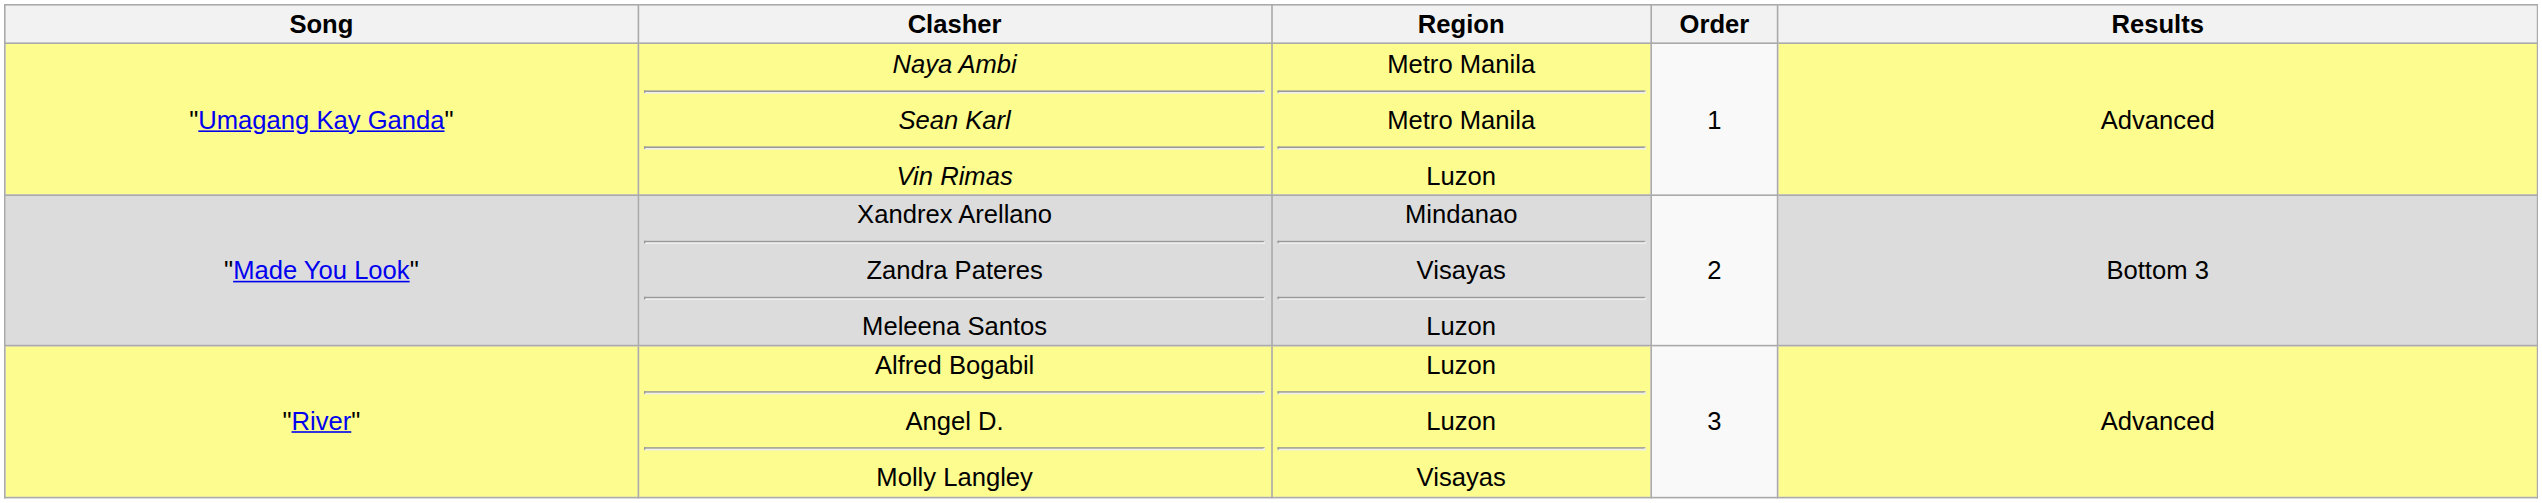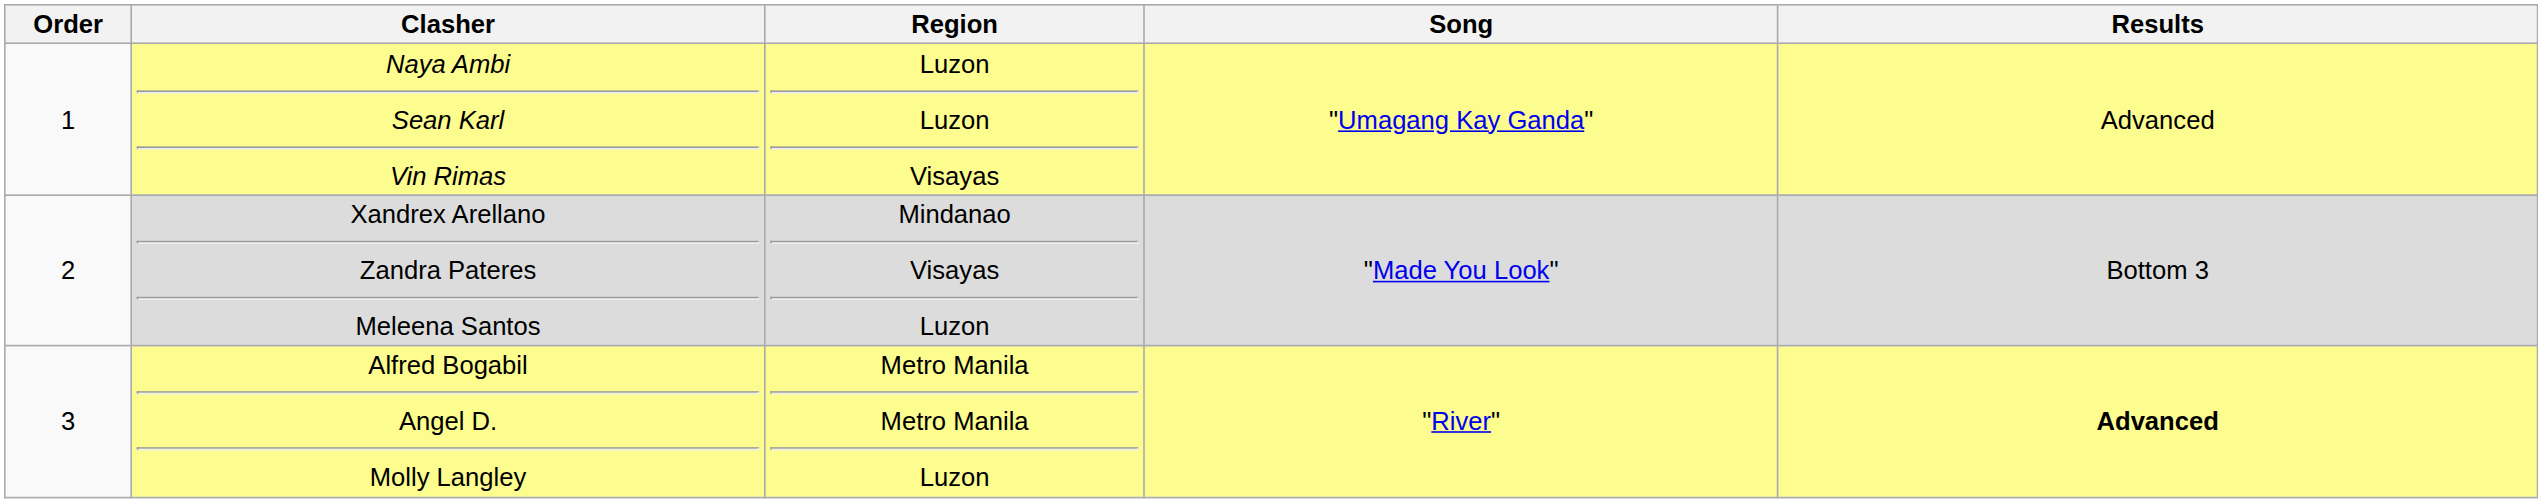columns swapped: (1714, 24) <-> (321, 24)
(1461, 119) Metro Manila Metro Manila Luzon -> (955, 119) Luzon Luzon Visayas
(1461, 421) Luzon Luzon Visayas -> (955, 421) Metro Manila Metro Manila Luzon
(2158, 421) normal -> (2158, 421) bold
